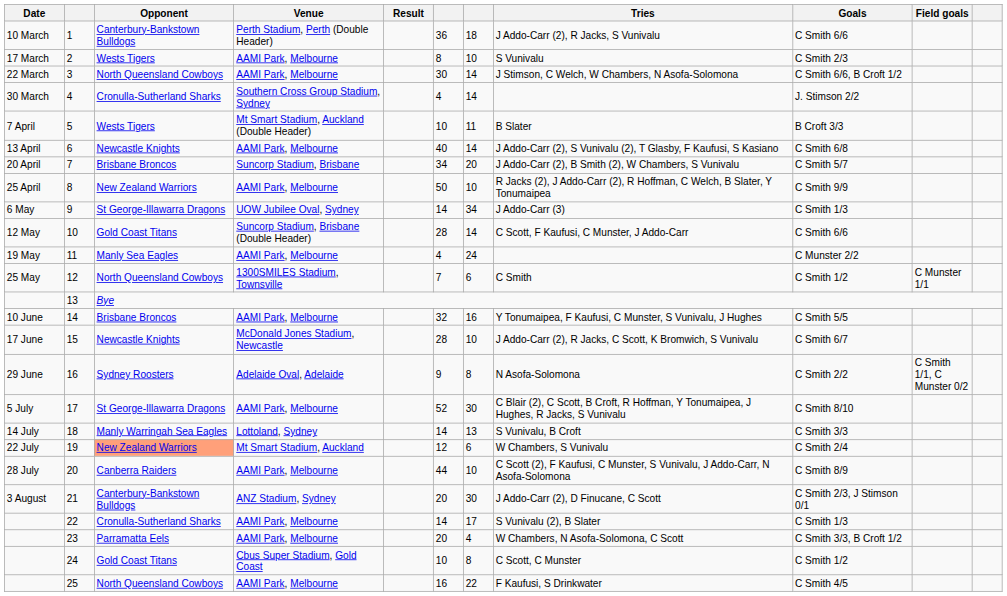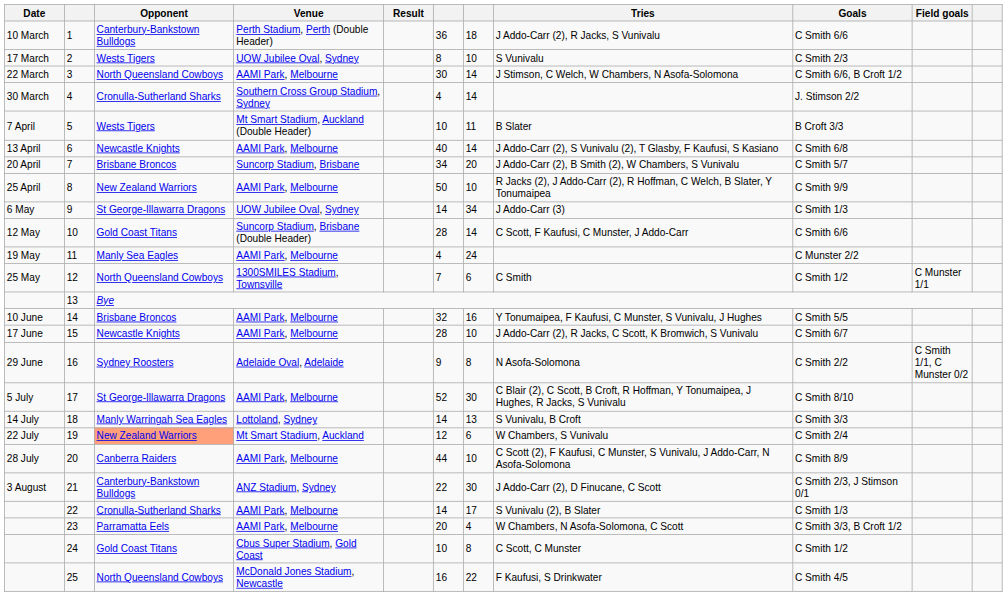(287, 58) AAMI Park, Melbourne -> (298, 58) UOW Jubilee Oval, Sydney
(295, 340) McDonald Jones Stadium, Newcastle -> (287, 334) AAMI Park, Melbourne
(441, 499) 20 -> (441, 487) 22
(287, 583) AAMI Park, Melbourne -> (295, 577) McDonald Jones Stadium, Newcastle
